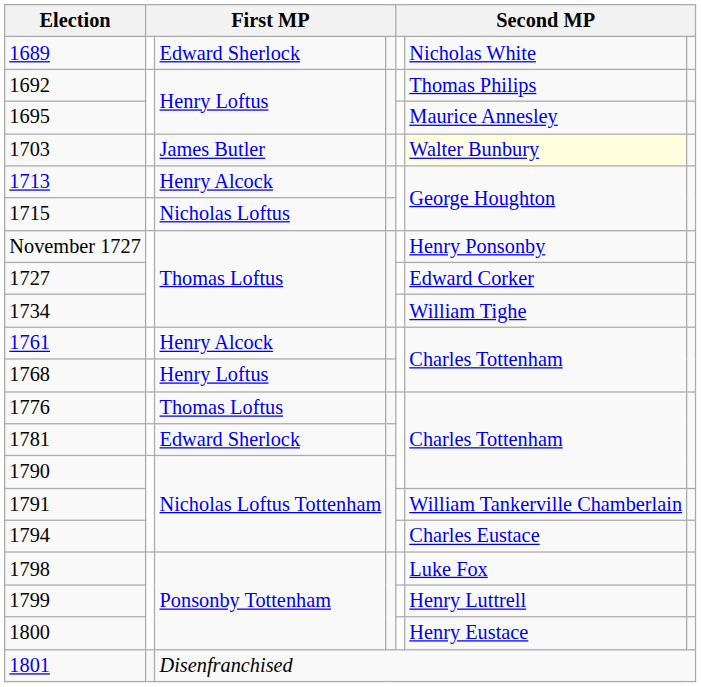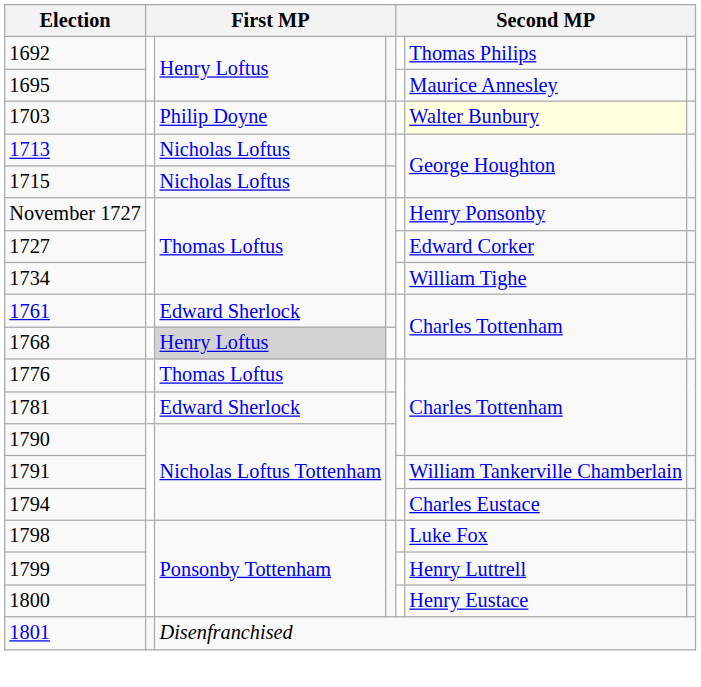- row: (30, 52)
(212, 149) James Butler -> (213, 117) Philip Doyne
(216, 181) Henry Alcock -> (225, 149) Nicholas Loftus
(216, 342) Henry Alcock -> (230, 310) Edward Sherlock
(214, 375) no background -> (214, 342) lightgrey background
